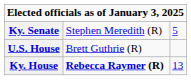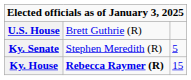rows swapped: (34, 48) <-> (34, 30)
(178, 65) 13 -> (178, 65) 15
